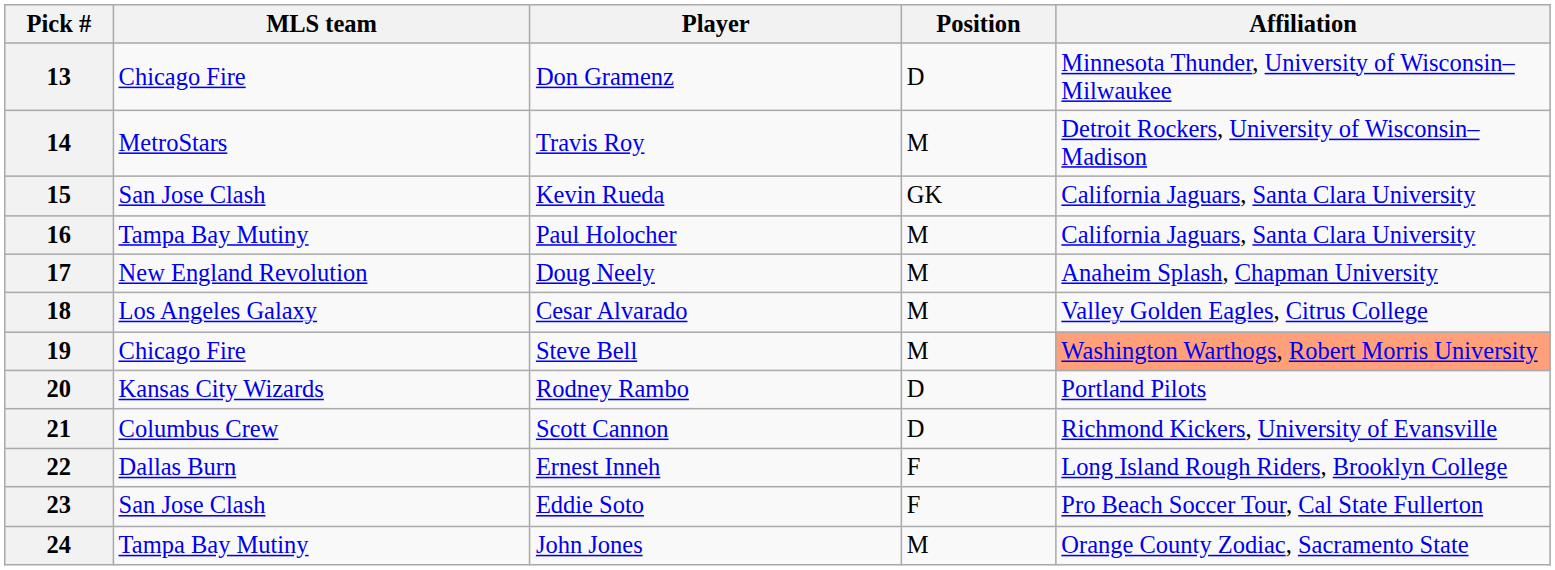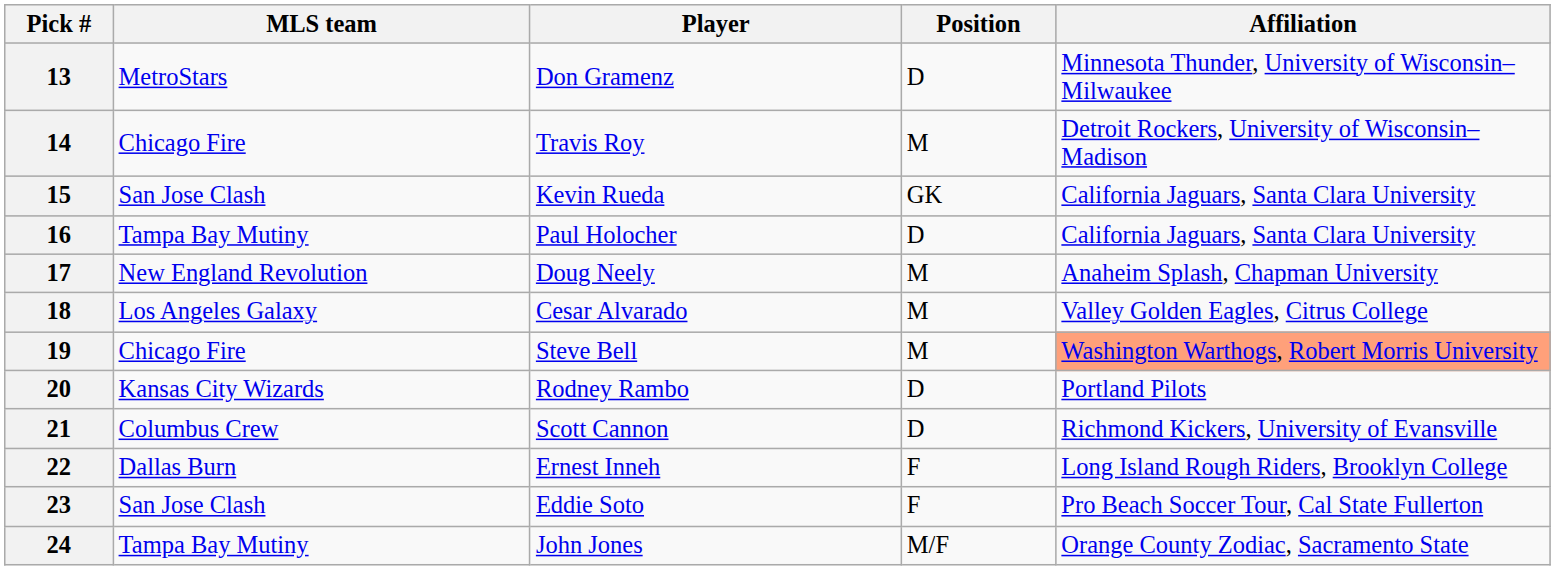(182, 76) Chicago Fire -> (173, 76) MetroStars
(173, 142) MetroStars -> (182, 142) Chicago Fire
(918, 234) M -> (916, 234) D
(918, 544) M -> (928, 544) M/F
